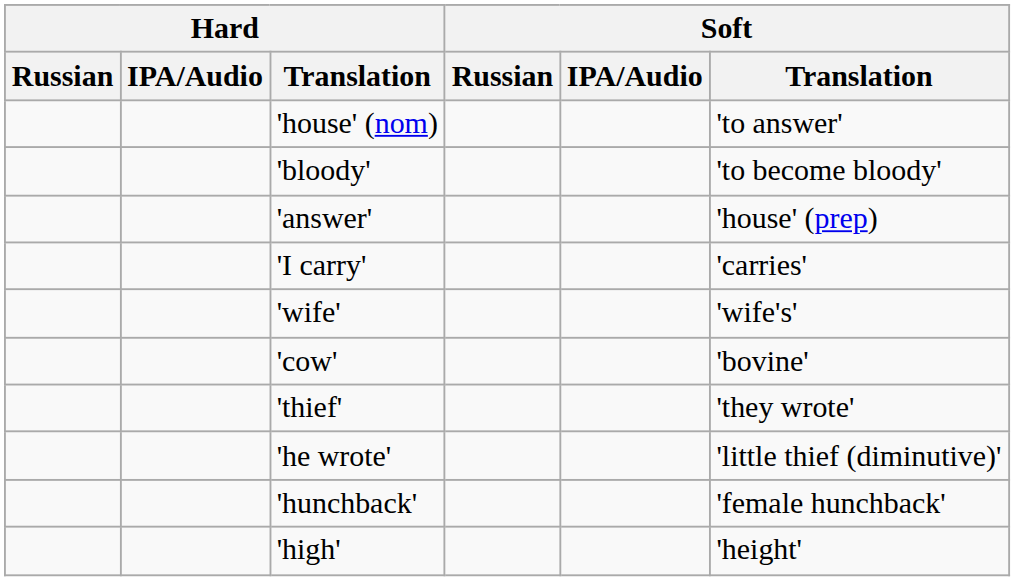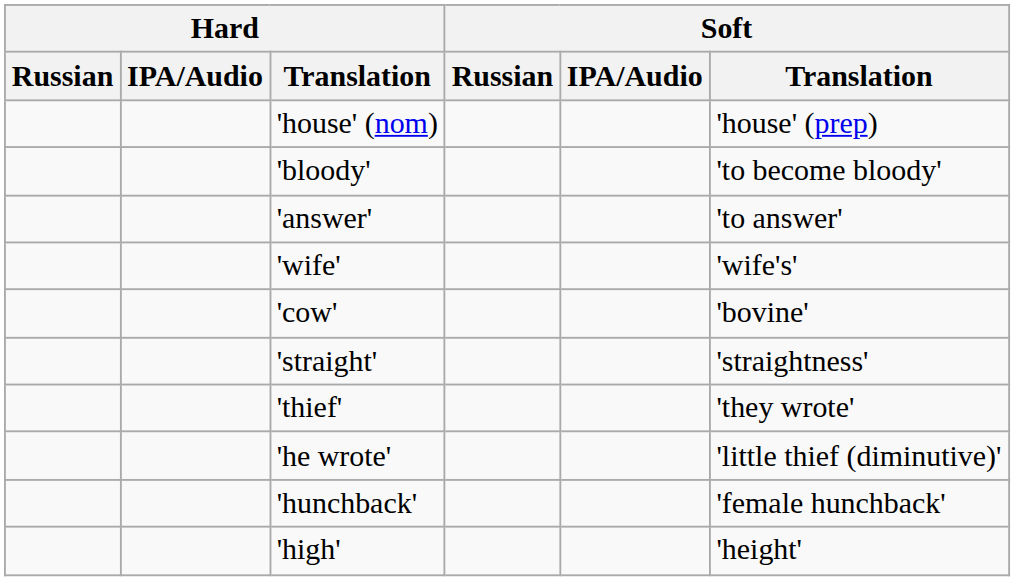(780, 123) 'to answer' -> (797, 123) 'house' (prep)
(797, 218) 'house' (prep) -> (780, 218) 'to answer'
- row: (321, 265)
+ row: (327, 360)
